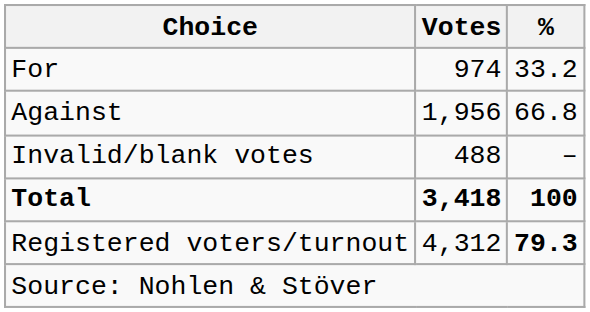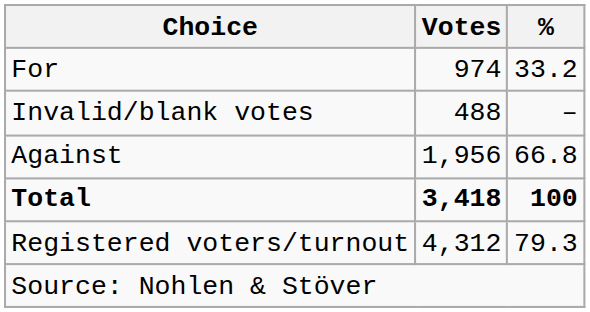rows swapped: (67, 113) <-> (163, 156)
(546, 243) bold -> (546, 243) normal
